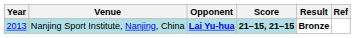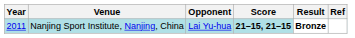(17, 26) 2013 -> (16, 26) 2011
(212, 26) bold -> (210, 26) normal
